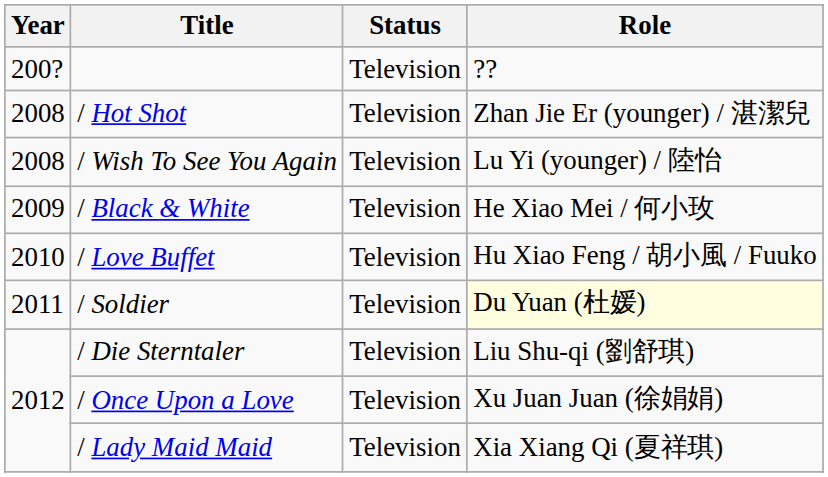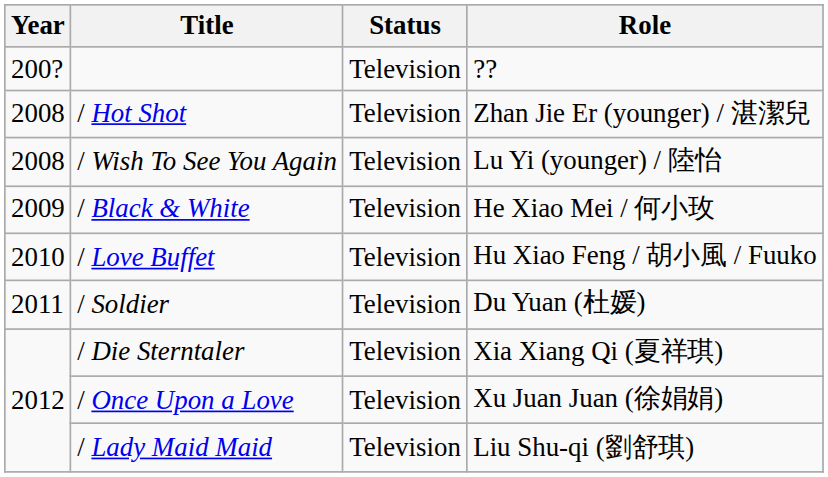(559, 303) lightyellow background -> (559, 303) no background
(584, 351) Liu Shu-qi (劉舒琪) -> (598, 351) Xia Xiang Qi (夏祥琪)
(598, 446) Xia Xiang Qi (夏祥琪) -> (584, 446) Liu Shu-qi (劉舒琪)
